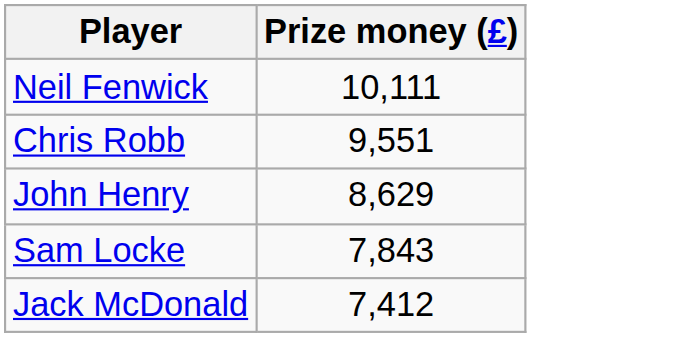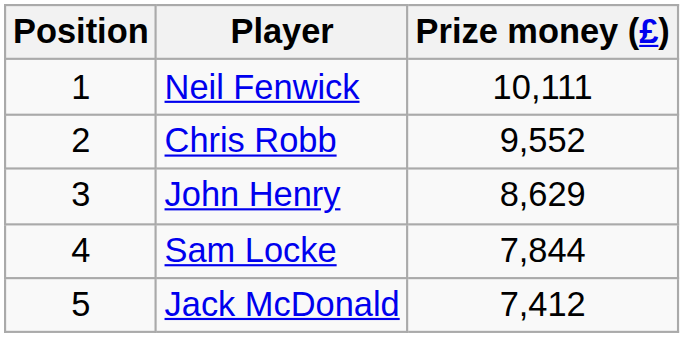+ column: (81, 31)
(391, 140) 9,551 -> (543, 140) 9,552
(391, 250) 7,843 -> (543, 250) 7,844
